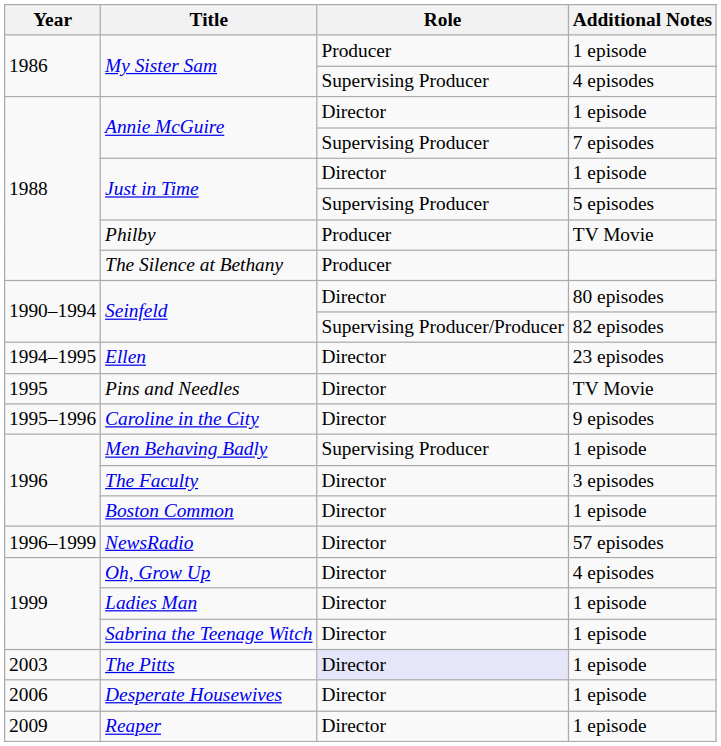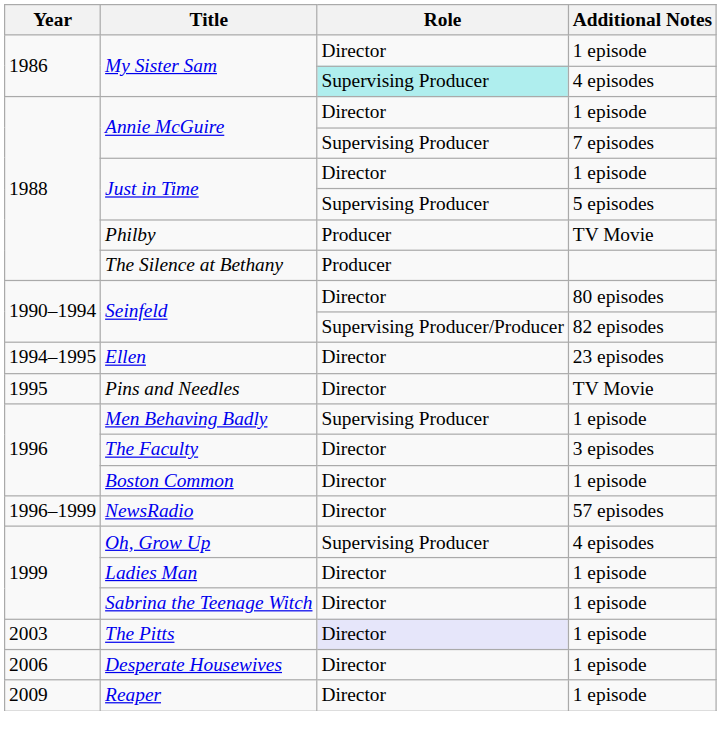(356, 50) Producer -> (354, 50) Director
(405, 81) no background -> (405, 81) paleturquoise background
- row: (182, 419)
(354, 572) Director -> (405, 541) Supervising Producer
